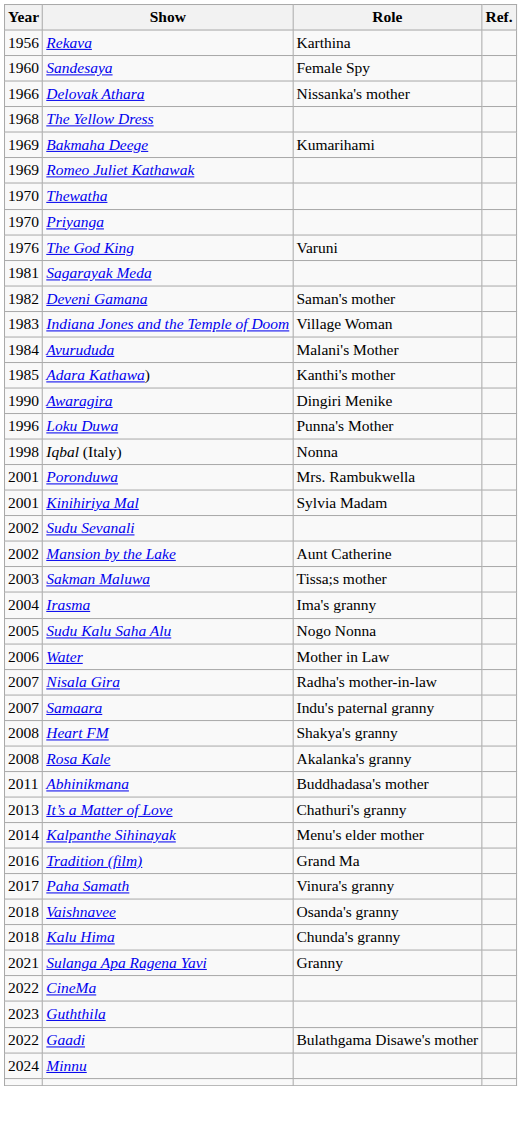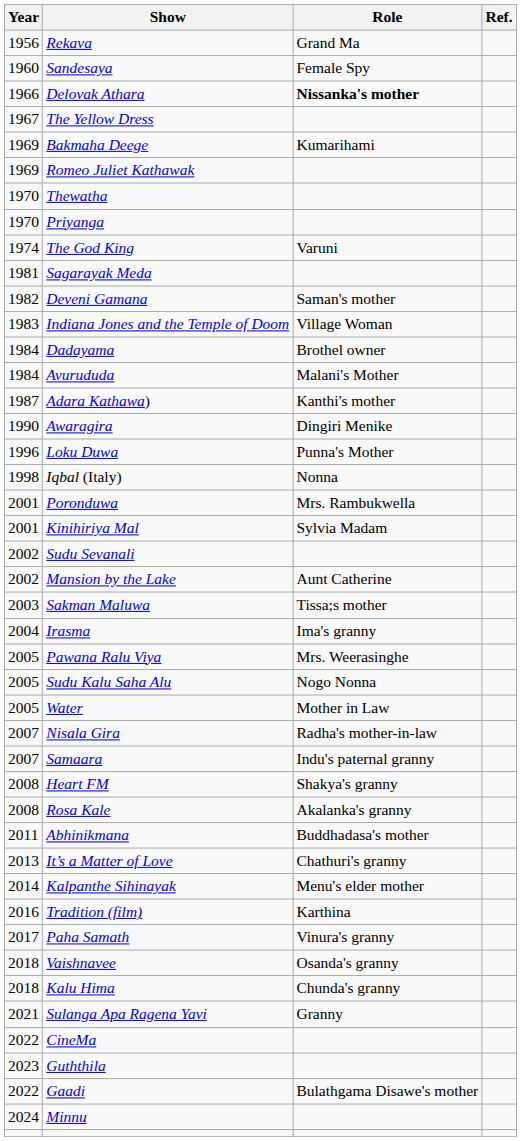(324, 43) Karthina -> (328, 43) Grand Ma
(353, 94) normal -> (358, 94) bold
(24, 119) 1968 -> (24, 119) 1967
(24, 247) 1976 -> (24, 247) 1974
+ row: (80, 349)
(24, 375) 1985 -> (24, 400) 1987
+ row: (104, 656)
(24, 656) 2006 -> (24, 707) 2005
(328, 861) Grand Ma -> (324, 912) Karthina
